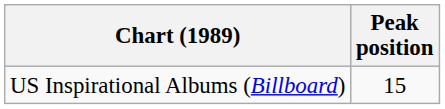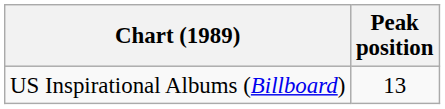(395, 84) 15 -> (395, 84) 13
